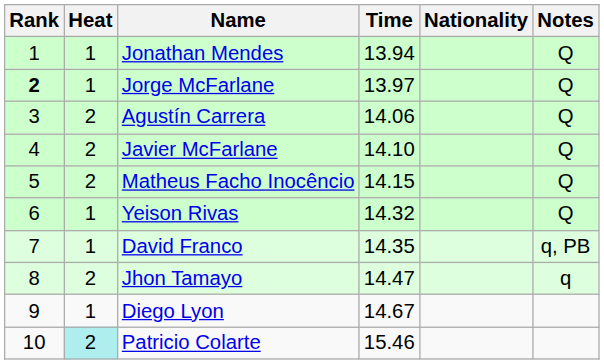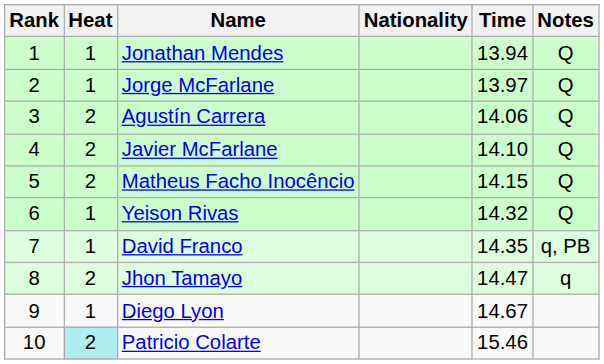columns swapped: (476, 20) <-> (389, 20)
(34, 85) bold -> (34, 85) normal
